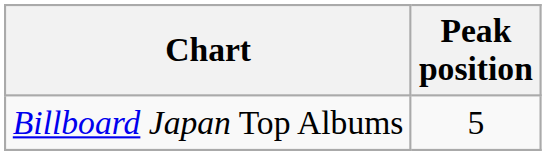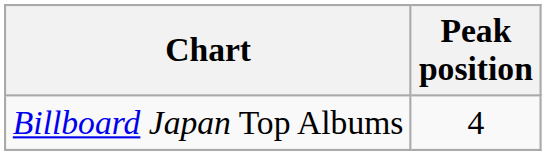(476, 122) 5 -> (476, 122) 4
